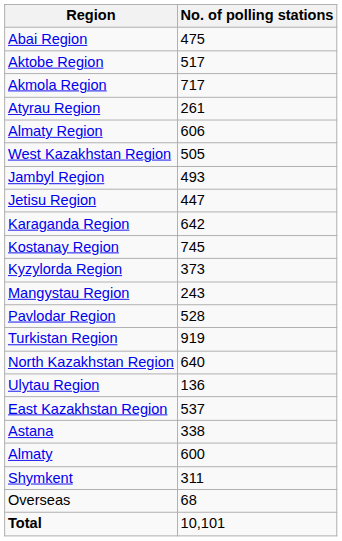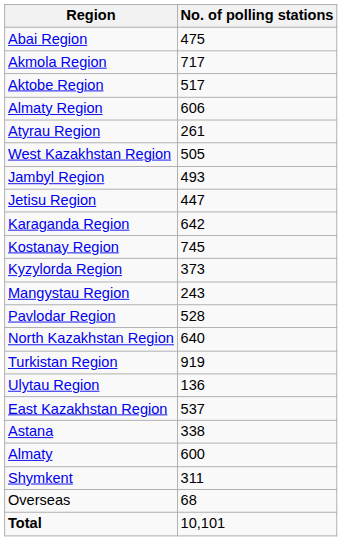rows swapped: (57, 85) <-> (56, 62)
rows swapped: (55, 131) <-> (54, 108)
rows swapped: (91, 362) <-> (63, 339)
